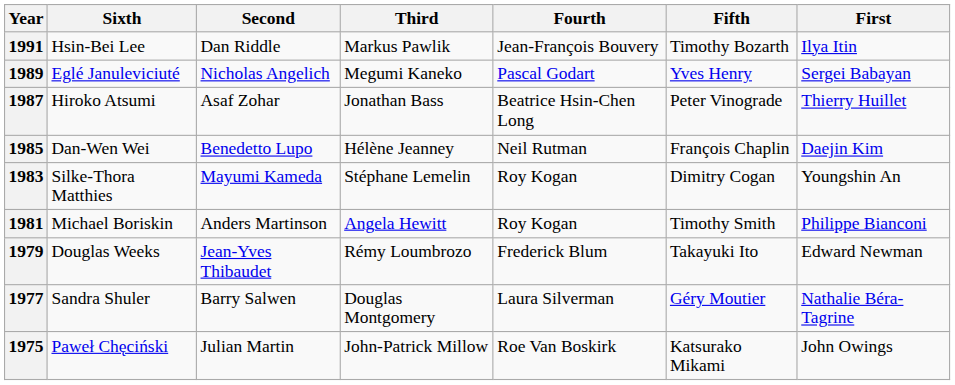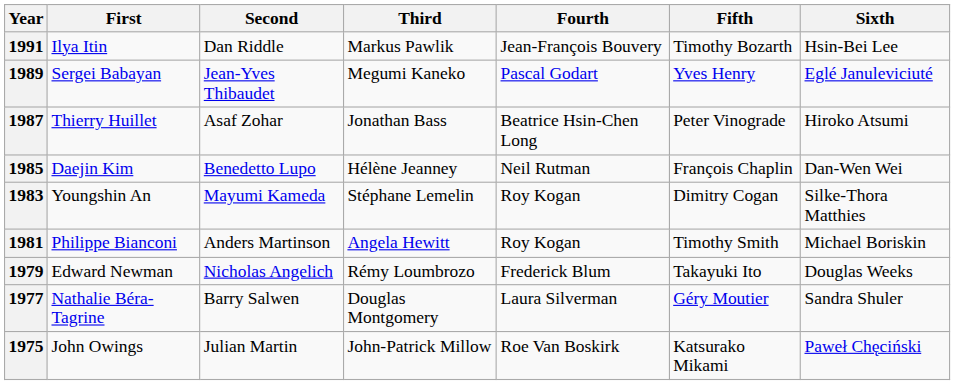columns swapped: (873, 18) <-> (122, 18)
(265, 73) Nicholas Angelich -> (239, 83) Jean-Yves Thibaudet
(236, 260) Jean-Yves Thibaudet -> (268, 270) Nicholas Angelich
